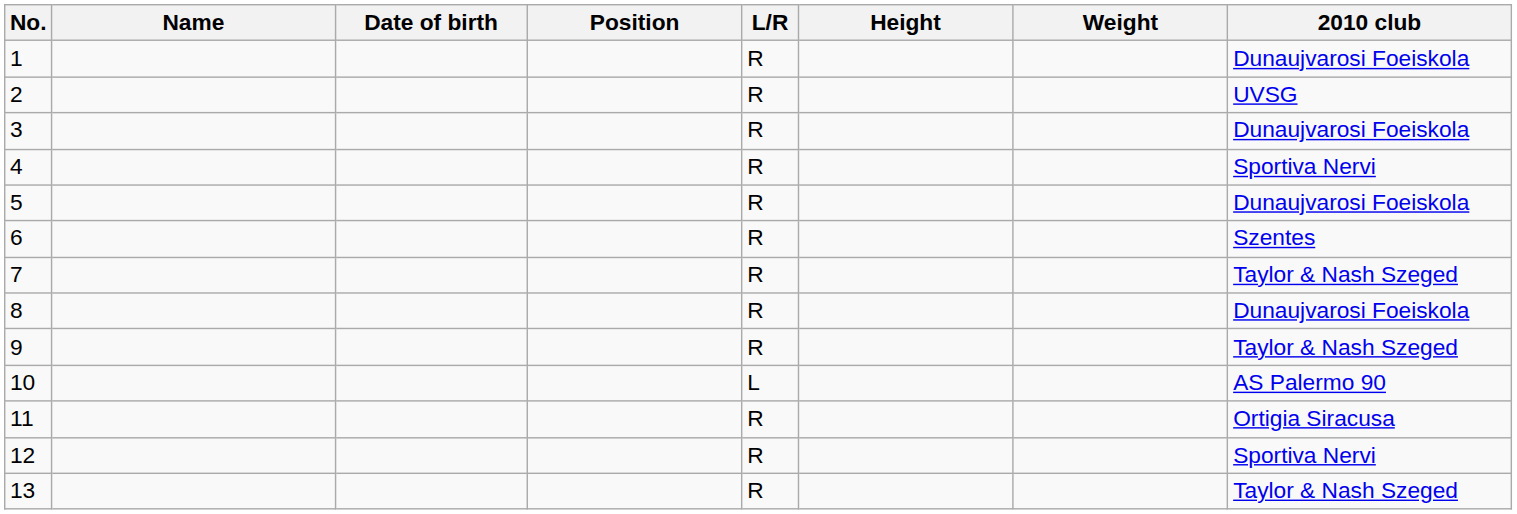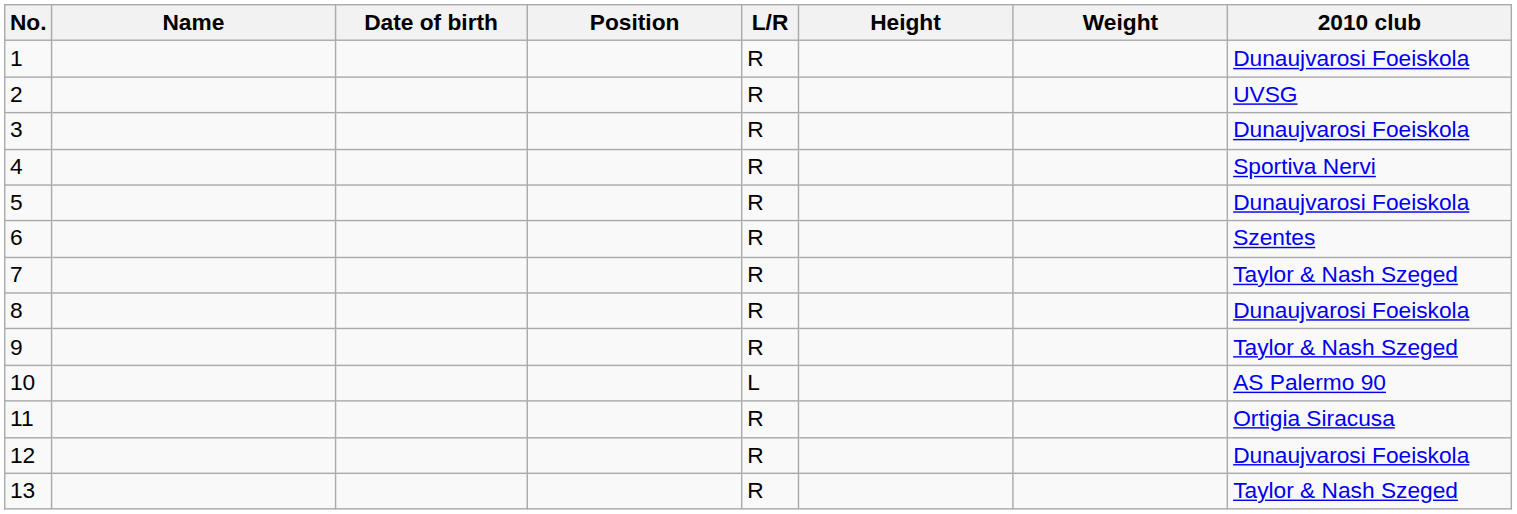(1304, 454) Sportiva Nervi -> (1351, 454) Dunaujvarosi Foeiskola
